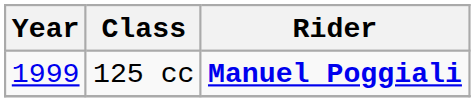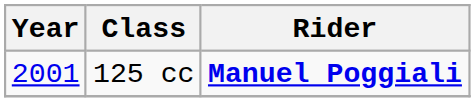(46, 74) 1999 -> (46, 74) 2001
